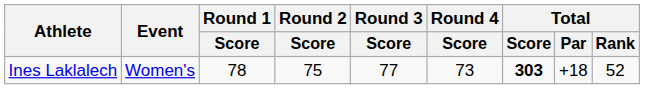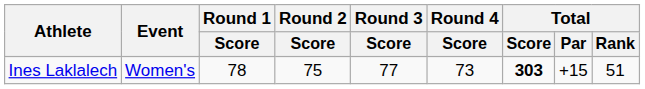(573, 71) +18 -> (573, 71) +15
(615, 71) 52 -> (615, 71) 51
